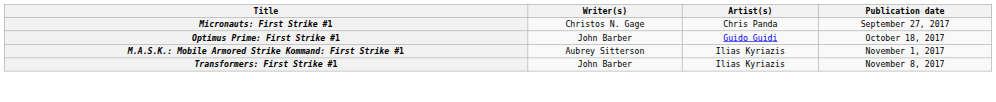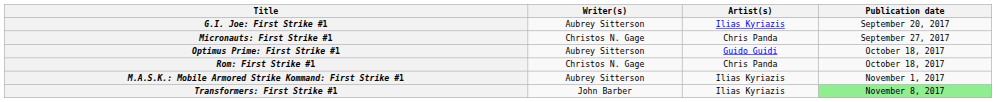+ row: (266, 24)
(605, 38) John Barber -> (605, 51) Aubrey Sitterson
+ row: (266, 64)
(905, 64) no background -> (905, 91) lightgreen background
